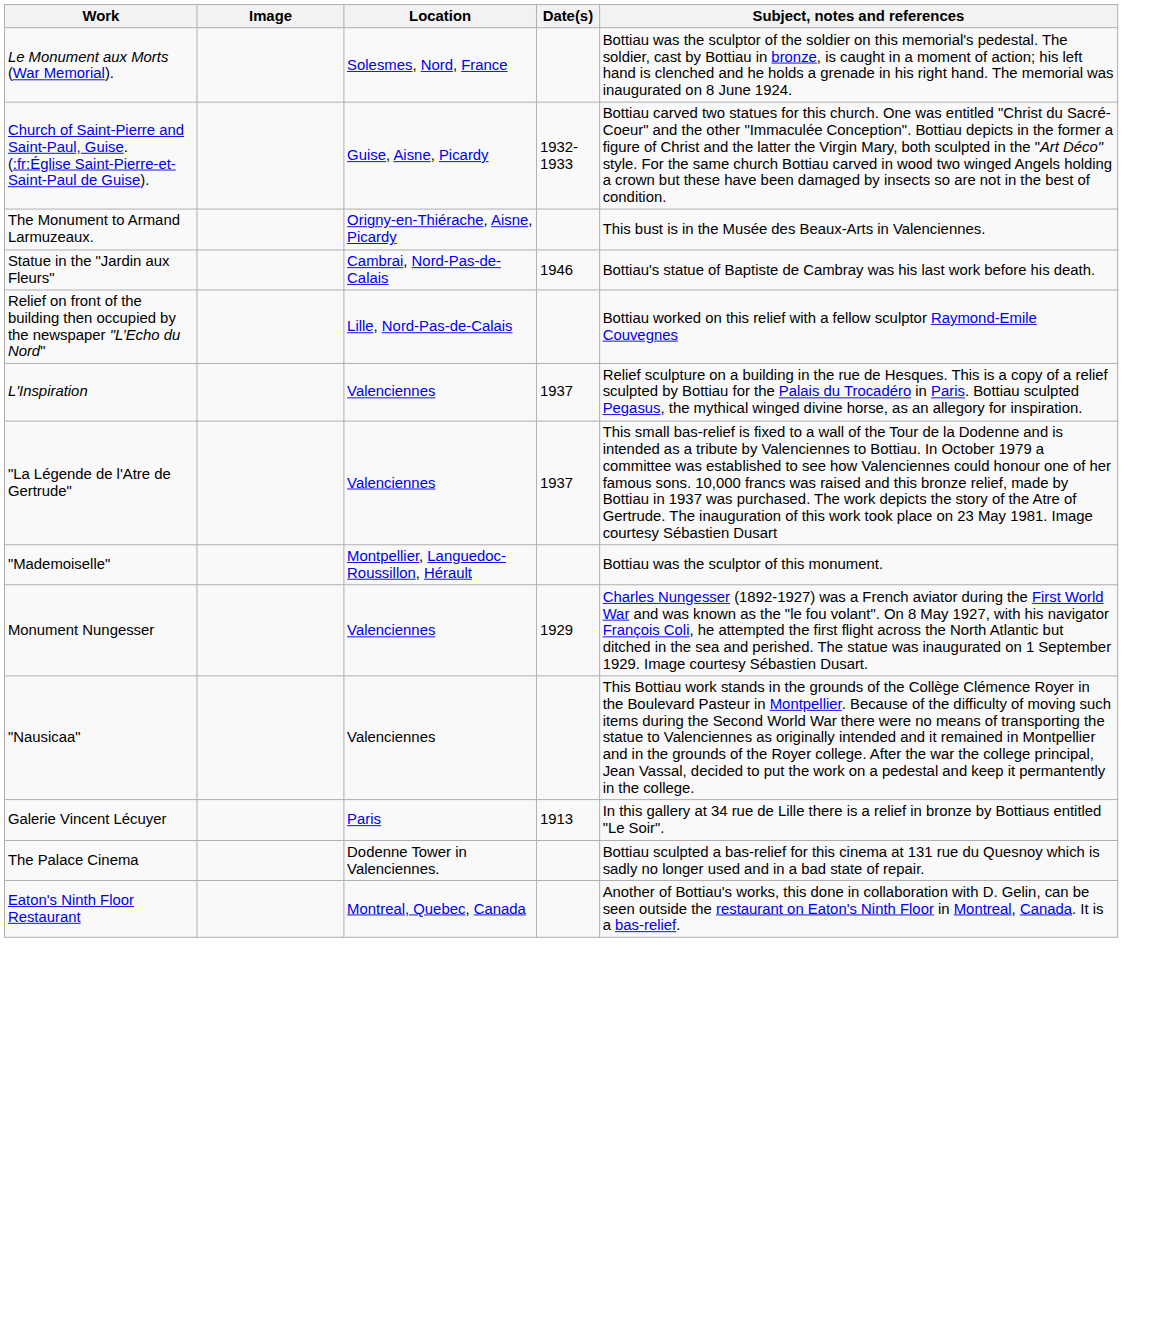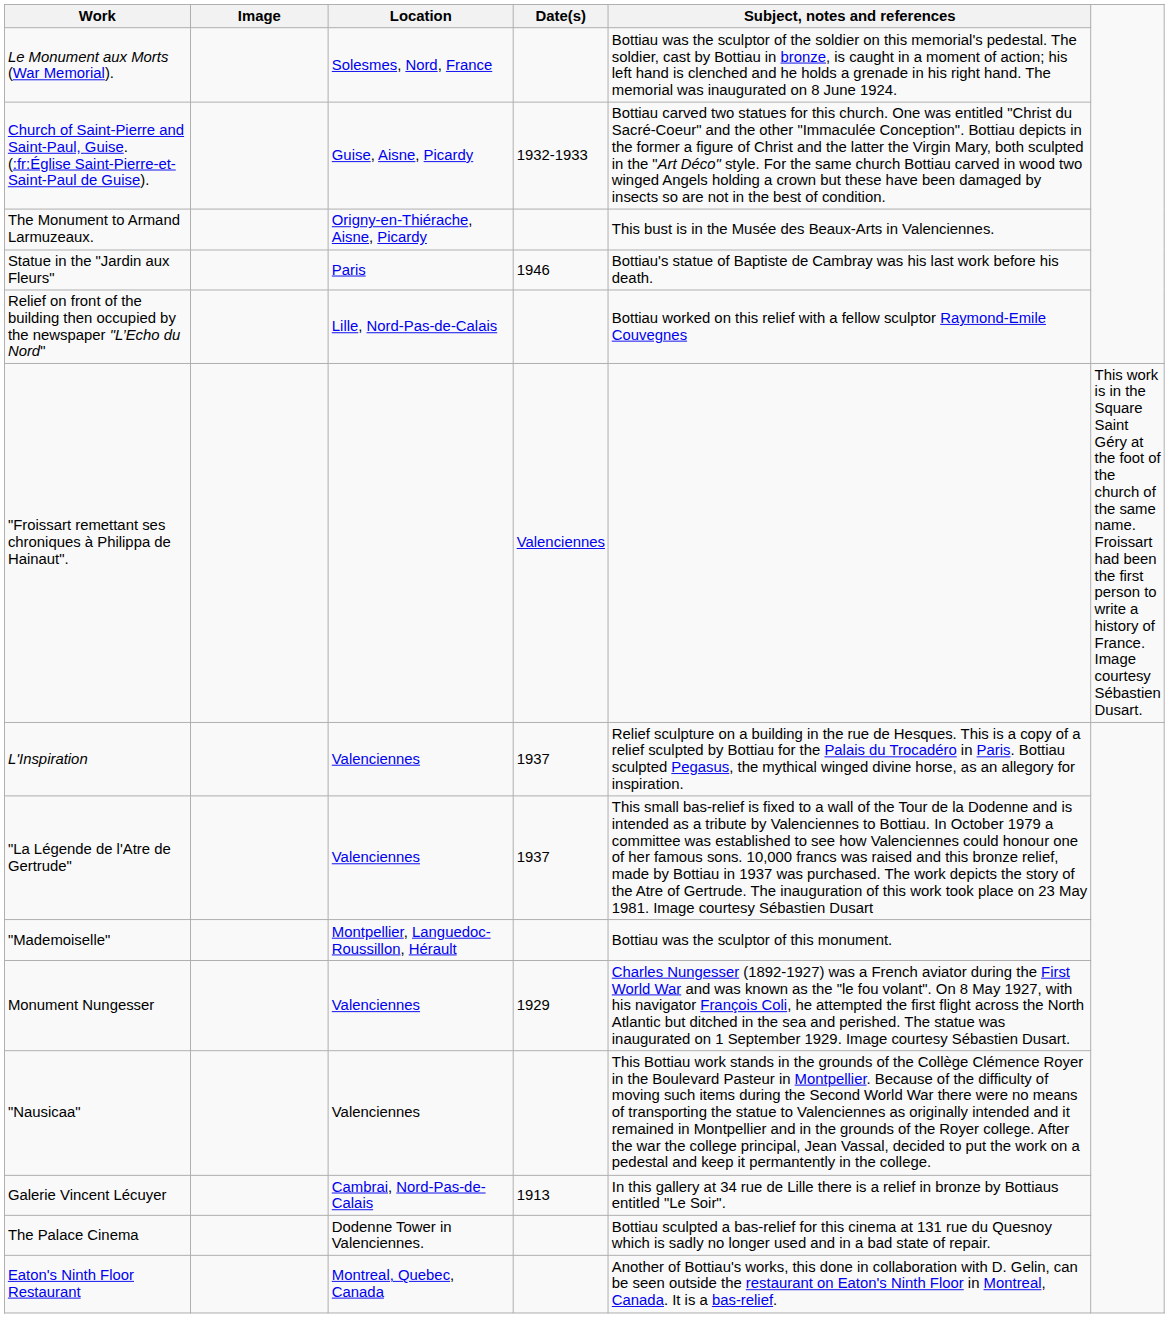(424, 269) Cambrai, Nord-Pas-de-Calais -> (349, 269) Paris
+ row: (89, 542)
(364, 819) Paris -> (409, 1195) Cambrai, Nord-Pas-de-Calais
